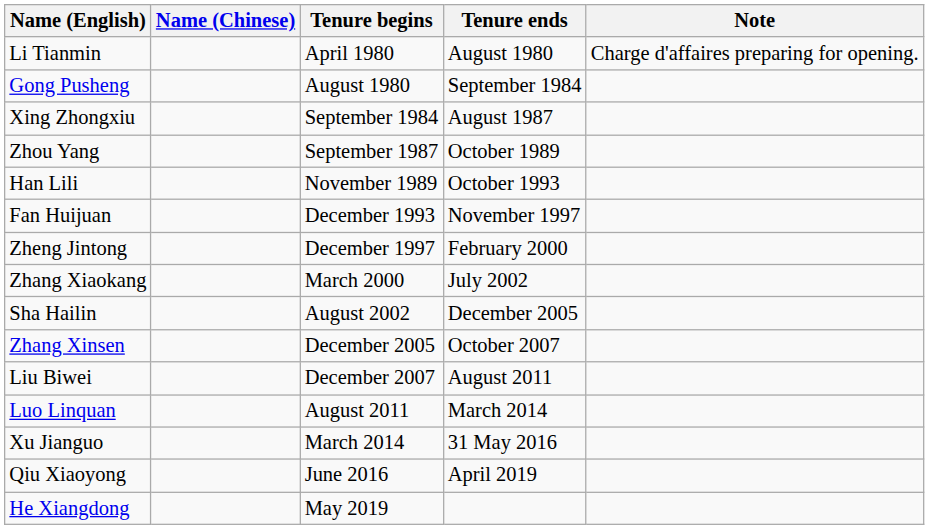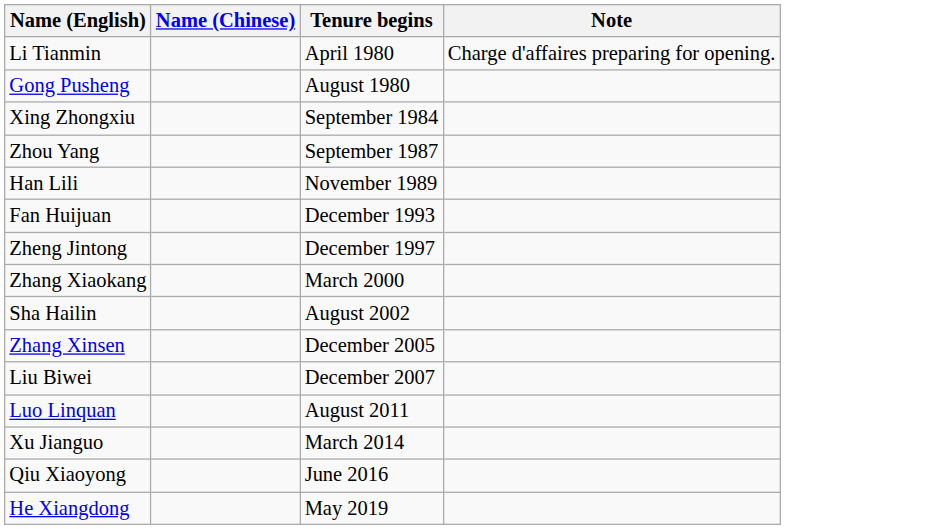- column: (515, 20)
